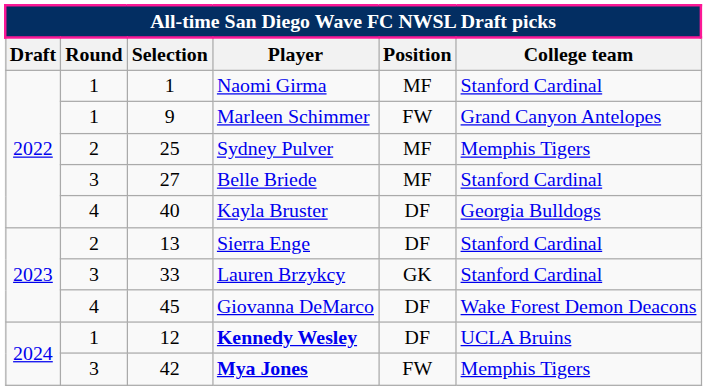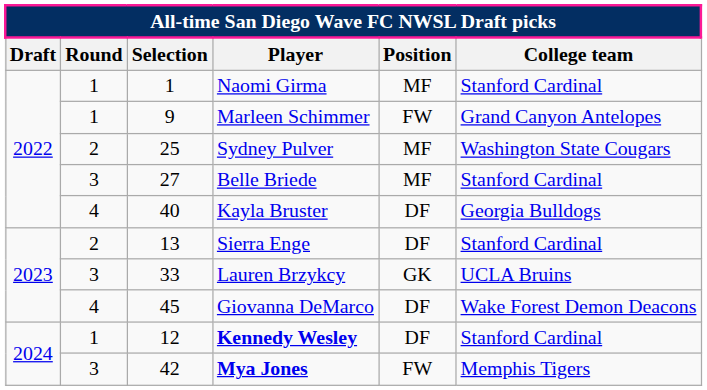(525, 148) Memphis Tigers -> (566, 148) Washington State Cougars
(531, 274) Stanford Cardinal -> (516, 274) UCLA Bruins
(516, 337) UCLA Bruins -> (531, 337) Stanford Cardinal
